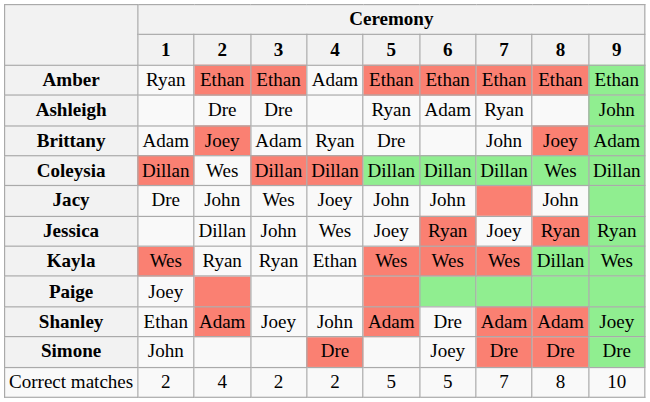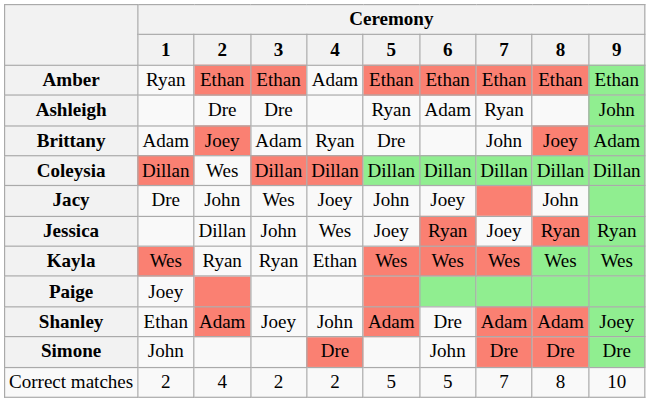(560, 170) Wes -> (560, 170) Dillan
(448, 200) John -> (448, 200) Joey
(560, 261) Dillan -> (560, 261) Wes
(448, 351) Joey -> (448, 351) John
